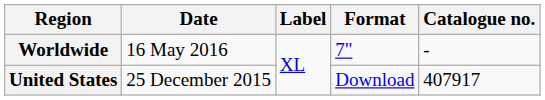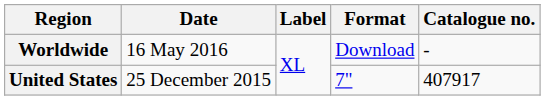(344, 49) 7" -> (375, 49) Download
(375, 79) Download -> (344, 79) 7"
